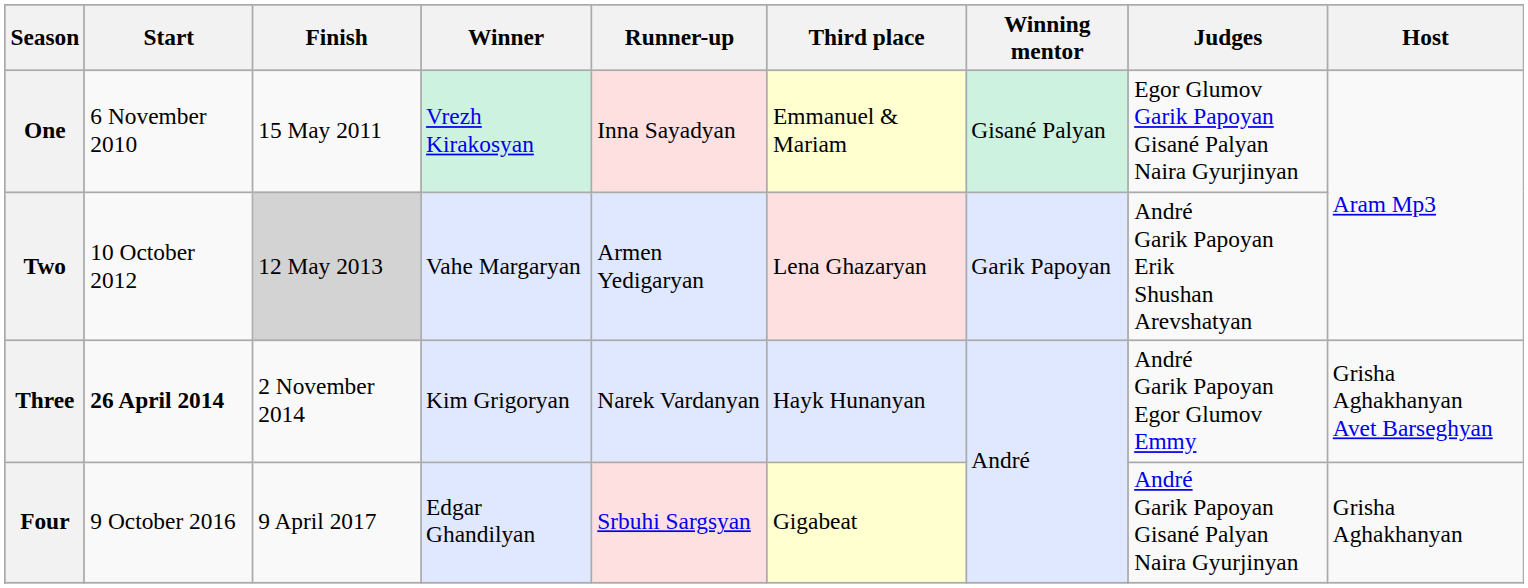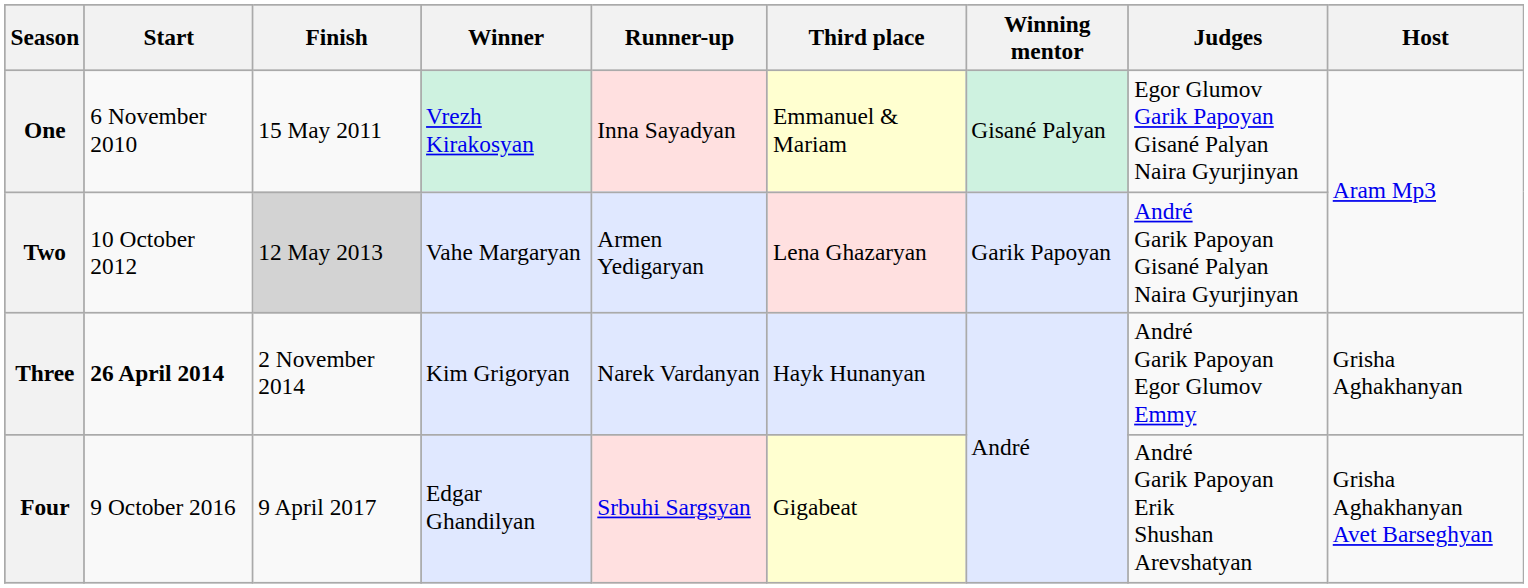(1204, 265) André Garik Papoyan Erik Shushan Arevshatyan -> (1216, 251) André Garik Papoyan Gisané Palyan Naira Gyurjinyan
(1413, 400) Grisha Aghakhanyan Avet Barseghyan -> (1398, 373) Grisha Aghakhanyan
(1216, 521) André Garik Papoyan Gisané Palyan Naira Gyurjinyan -> (1204, 508) André Garik Papoyan Erik Shushan Arevshatyan
(1398, 521) Grisha Aghakhanyan -> (1413, 508) Grisha Aghakhanyan Avet Barseghyan
